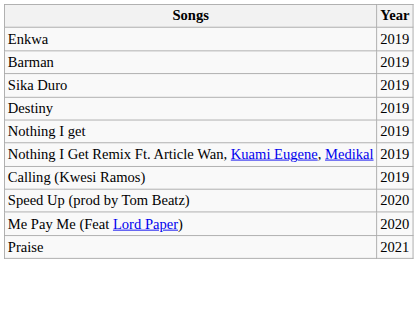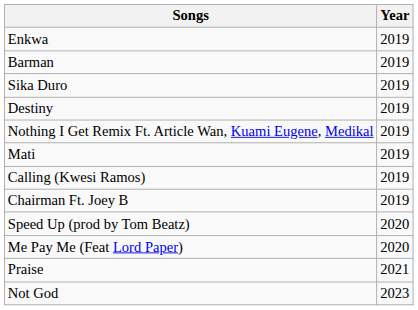- row: (47, 131)
+ row: (22, 154)
+ row: (68, 200)
+ row: (33, 293)
